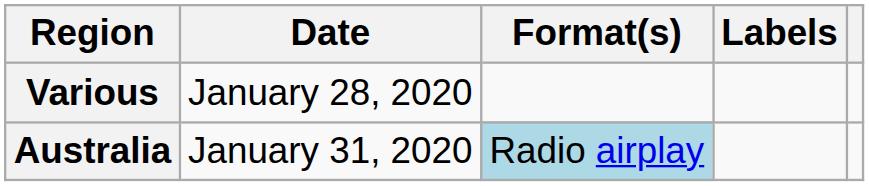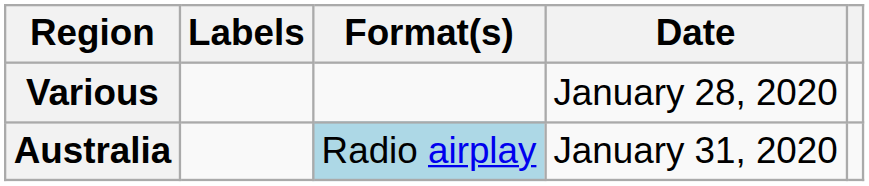columns swapped: (330, 33) <-> (779, 33)
